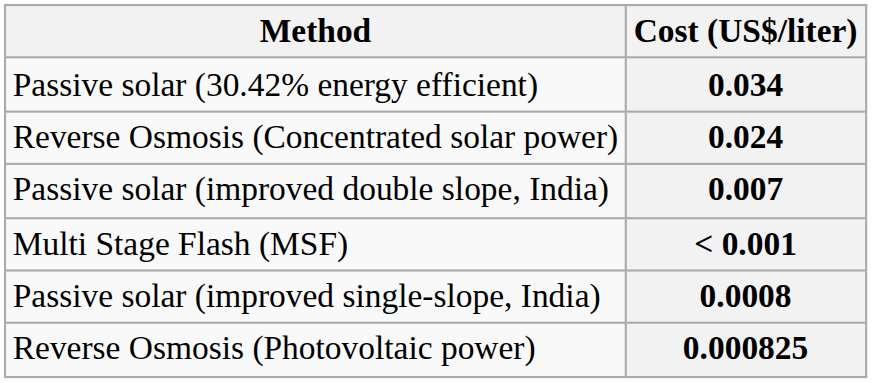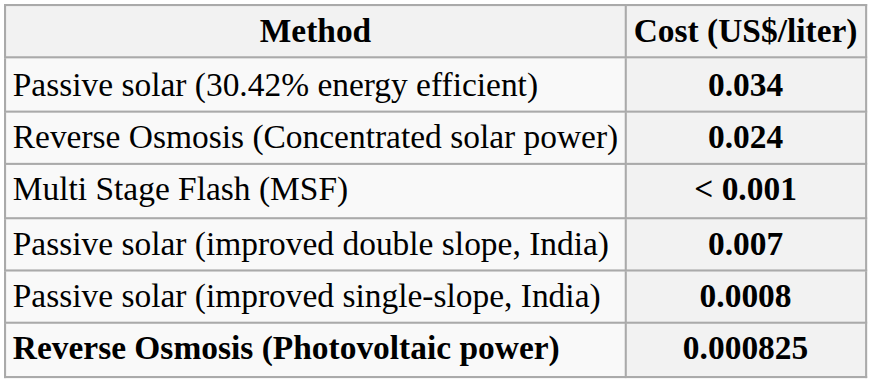rows swapped: (746, 190) <-> (746, 243)
(274, 349) normal -> (286, 349) bold
